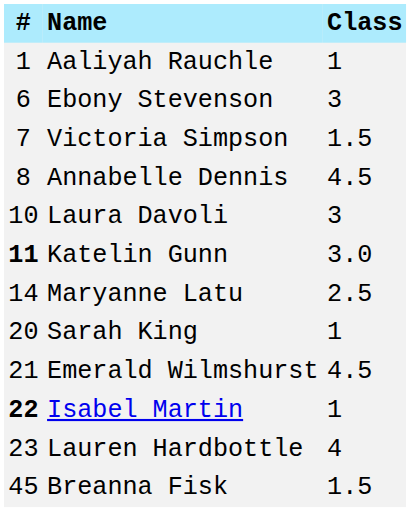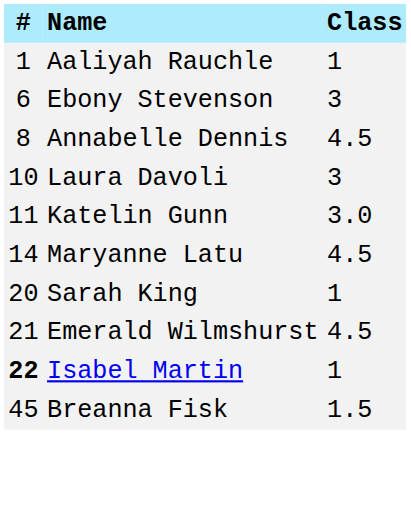- row: (168, 139)
(23, 256) bold -> (23, 217) normal
(350, 294) 2.5 -> (350, 256) 4.5
- row: (175, 449)
